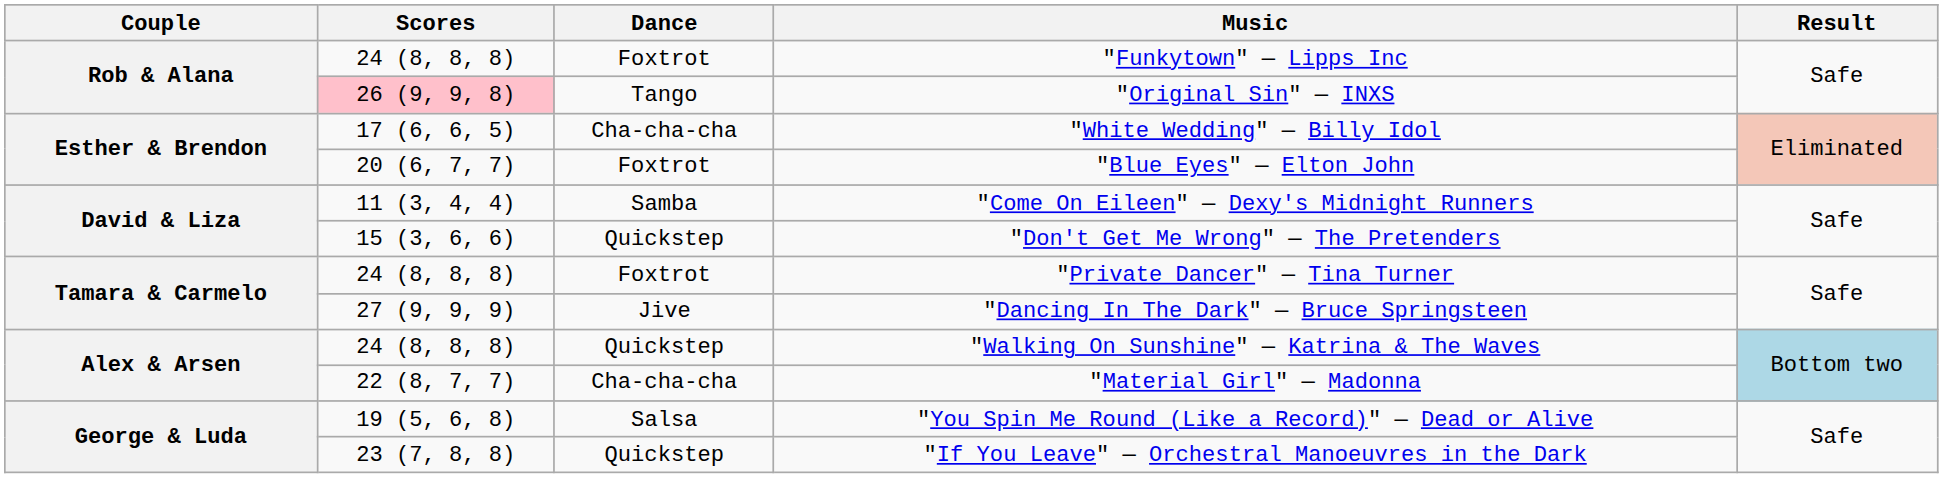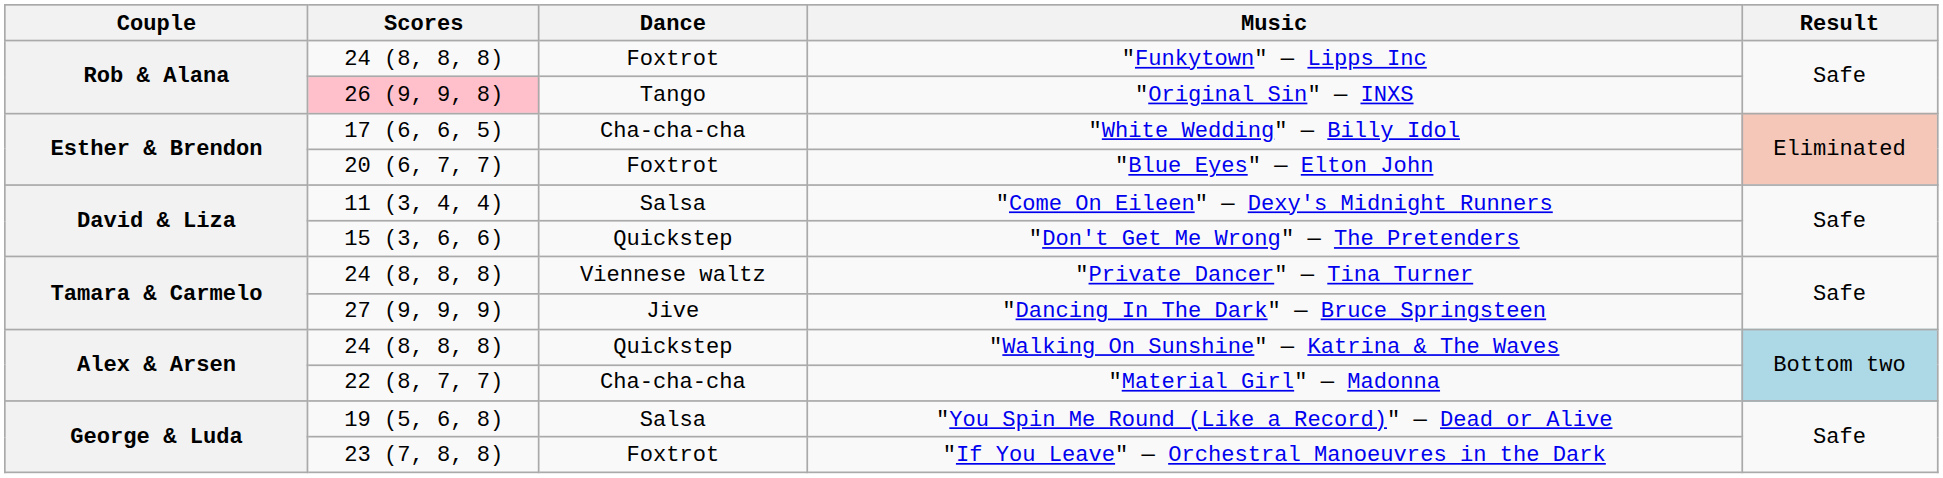(664, 203) Samba -> (673, 203) Salsa
(664, 275) Foxtrot -> (673, 275) Viennese waltz
(664, 455) Quickstep -> (673, 455) Foxtrot
